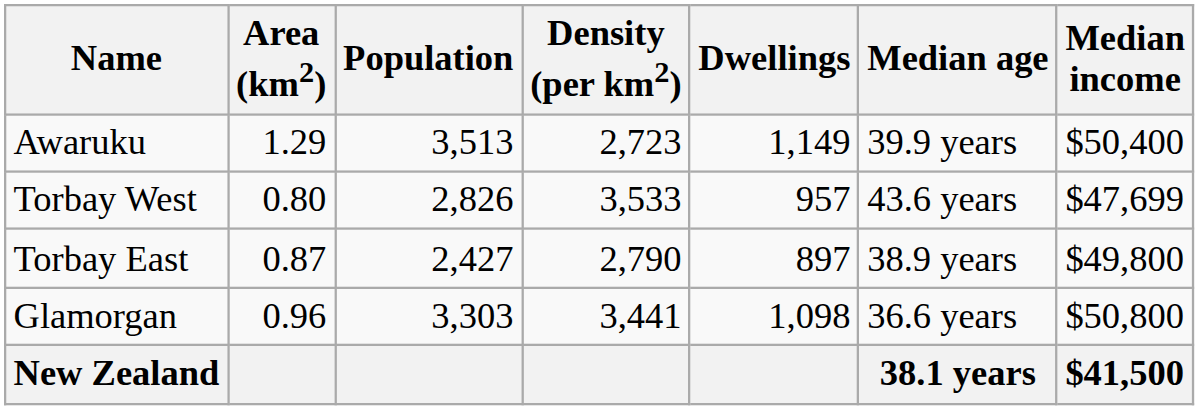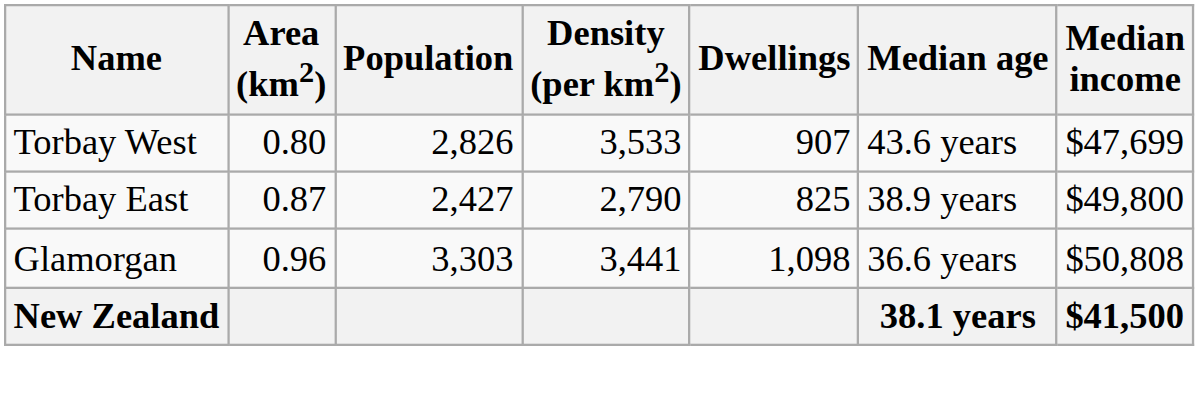- row: (80, 142)
(823, 200) 957 -> (823, 142) 907
(823, 257) 897 -> (823, 200) 825
(1125, 315) $50,800 -> (1125, 257) $50,808
